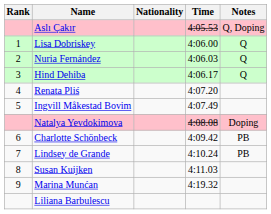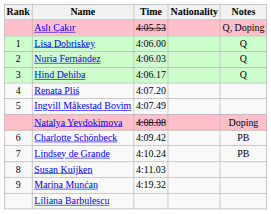columns swapped: (160, 12) <-> (203, 12)
